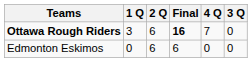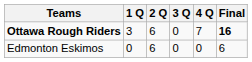columns swapped: (236, 13) <-> (185, 13)
